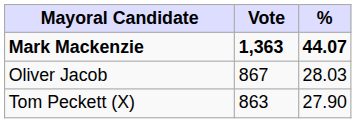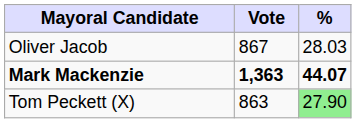rows swapped: (76, 46) <-> (58, 74)
(325, 103) no background -> (325, 103) lightgreen background
